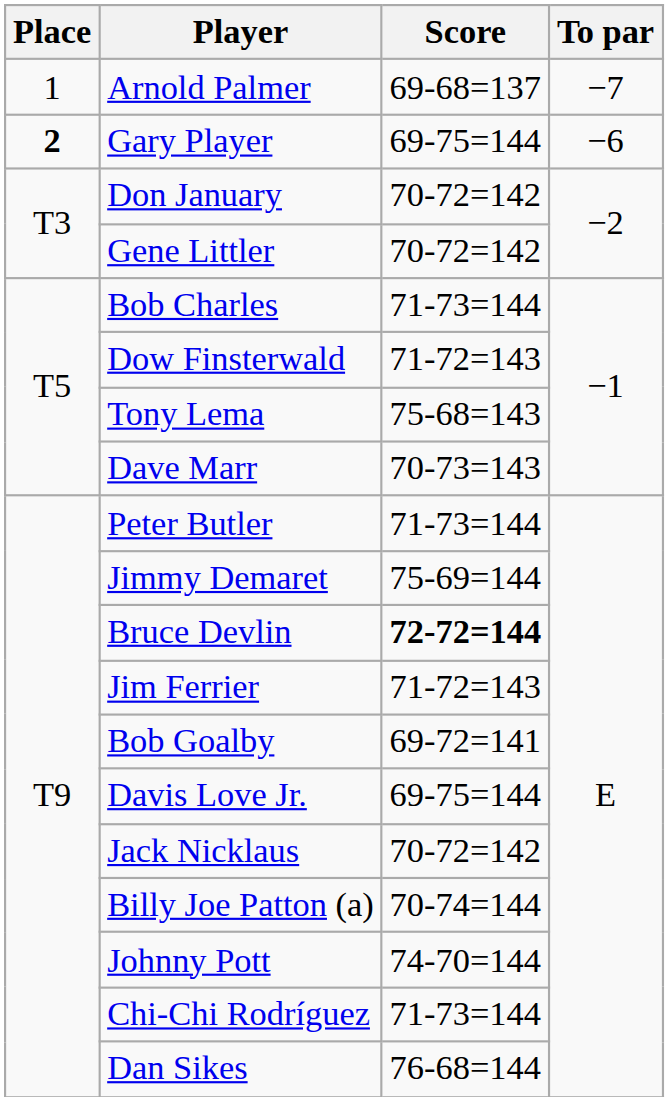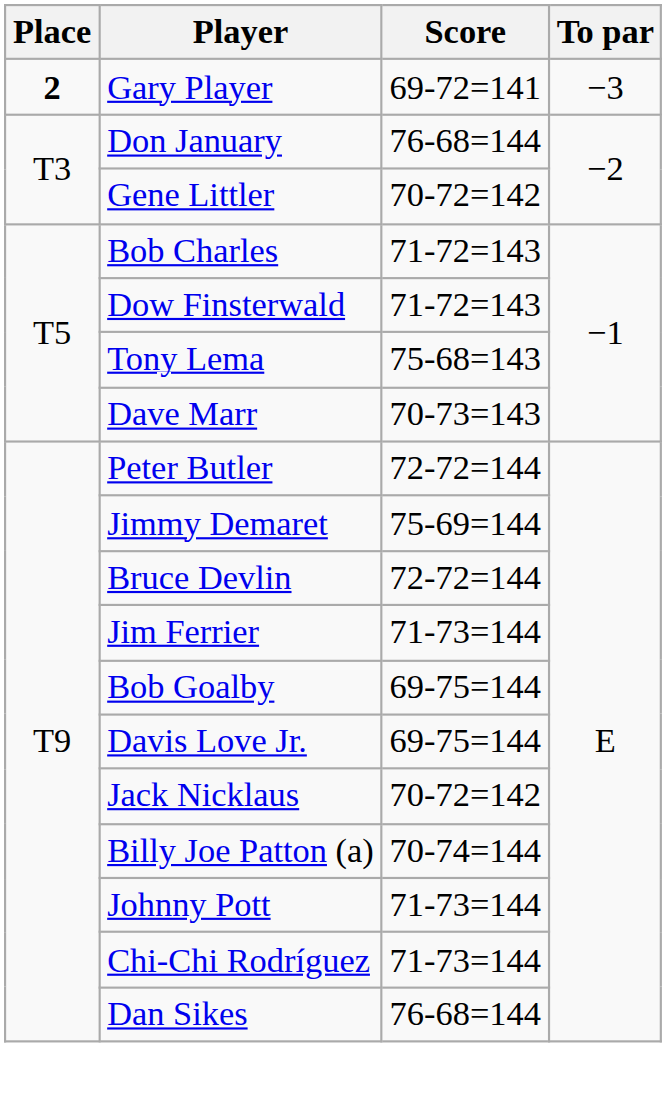- row: (209, 86)
(465, 140) 69-75=144 -> (465, 86) 69-72=141
(606, 140) −6 -> (605, 86) −3
(465, 195) 70-72=142 -> (465, 140) 76-68=144
(465, 304) 71-73=144 -> (465, 250) 71-72=143
(465, 522) 71-73=144 -> (465, 468) 72-72=144
(465, 631) bold -> (465, 577) normal
(465, 686) 71-72=143 -> (465, 631) 71-73=144
(465, 741) 69-72=141 -> (465, 686) 69-75=144
(465, 959) 74-70=144 -> (465, 904) 71-73=144
